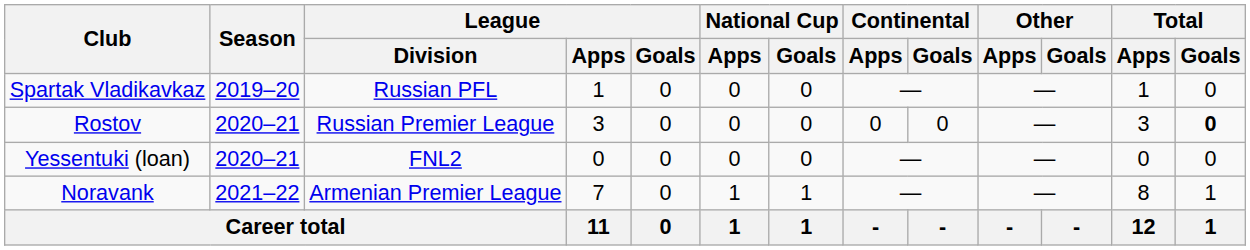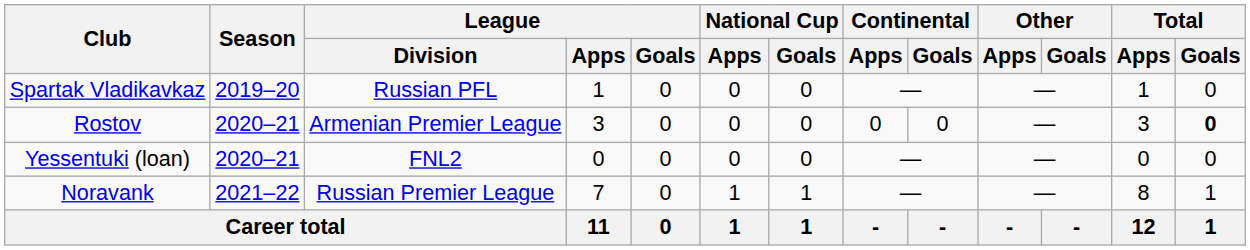(435, 124) Russian Premier League -> (435, 124) Armenian Premier League
(435, 192) Armenian Premier League -> (435, 192) Russian Premier League
